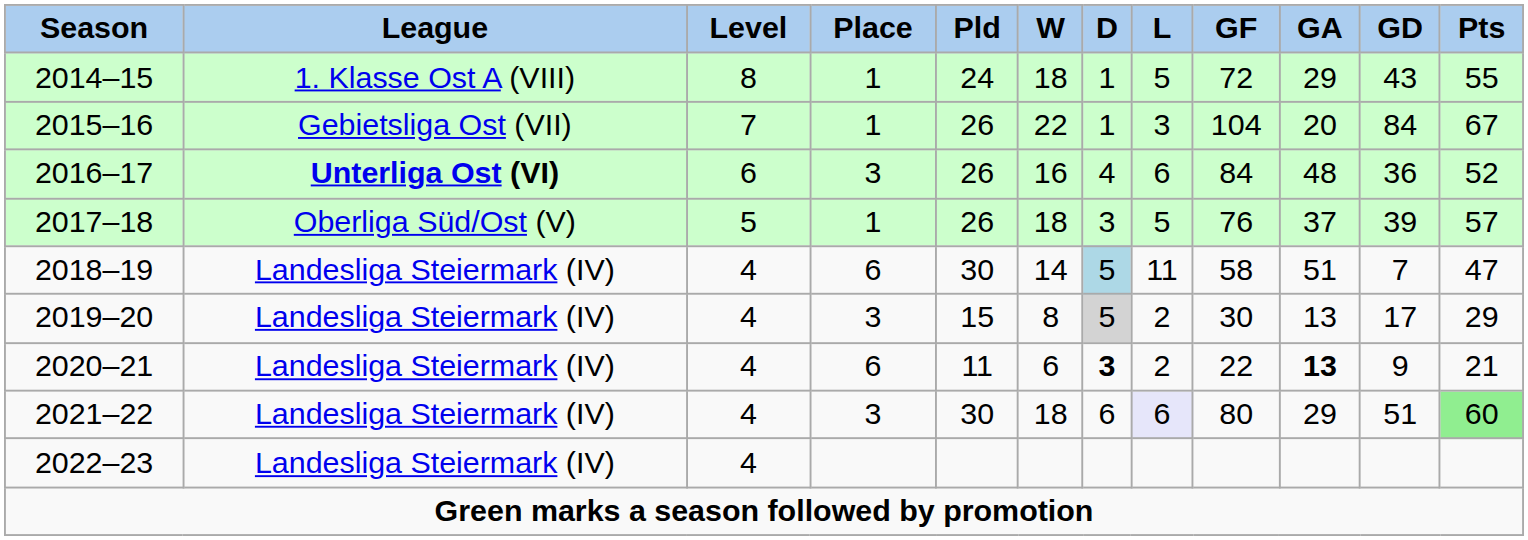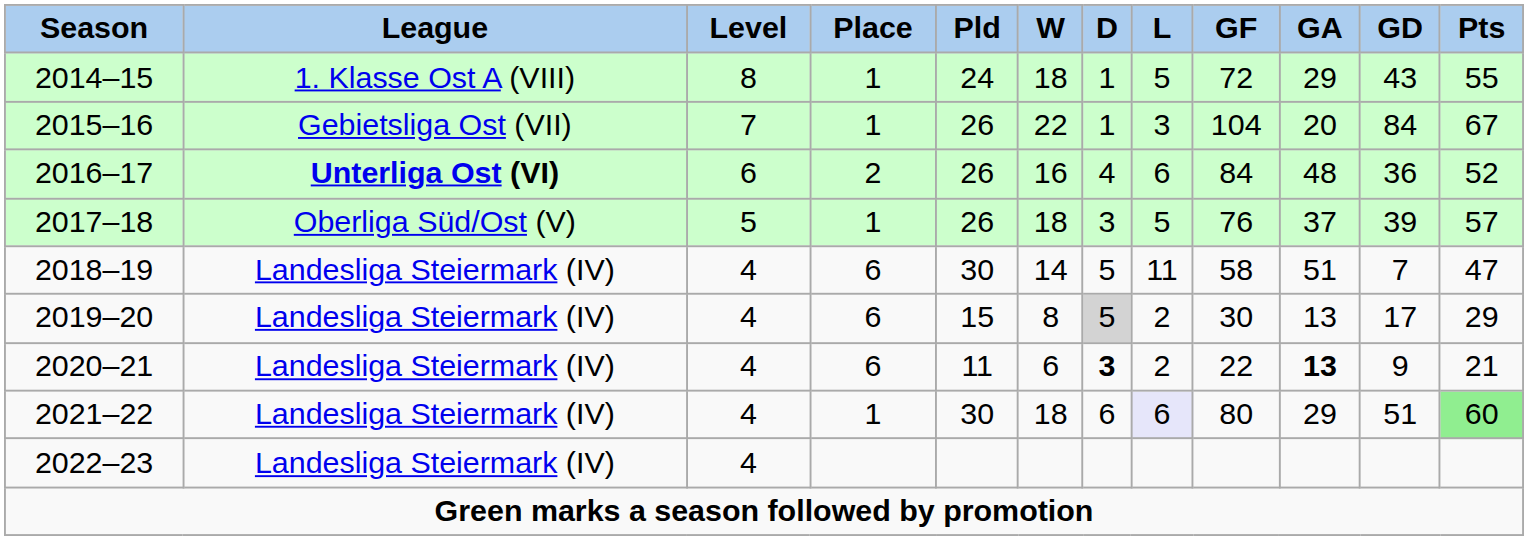(873, 173) 3 -> (873, 173) 2
(1107, 269) lightblue background -> (1107, 269) no background
(873, 317) 3 -> (873, 317) 6
(873, 414) 3 -> (873, 414) 1
